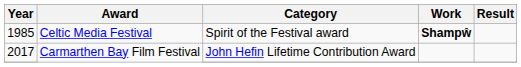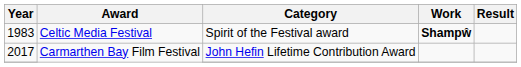(21, 33) 1985 -> (21, 33) 1983
